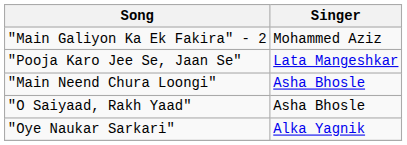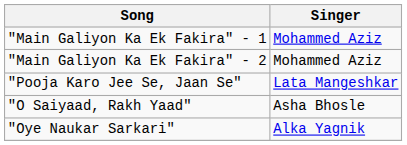+ row: (137, 39)
- row: (112, 84)
